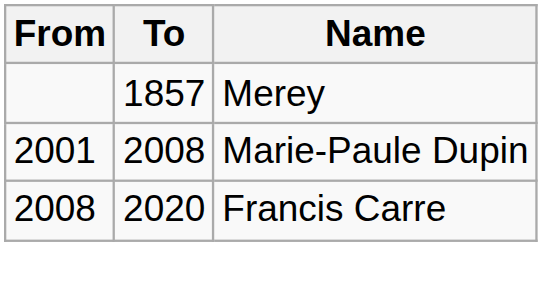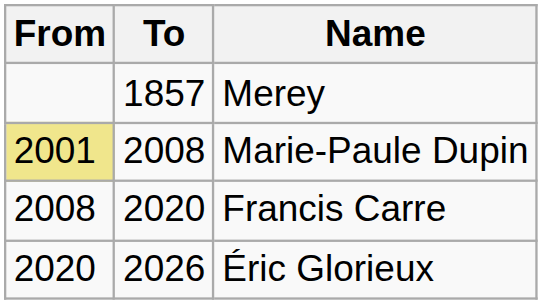(55, 151) no background -> (55, 151) khaki background
+ row: (328, 268)
